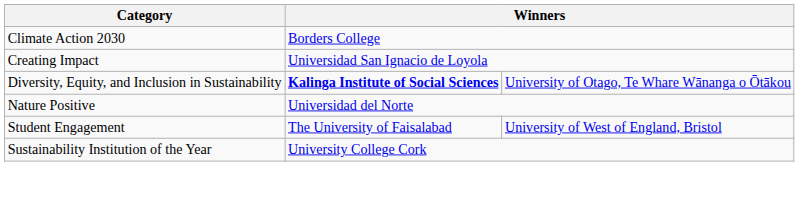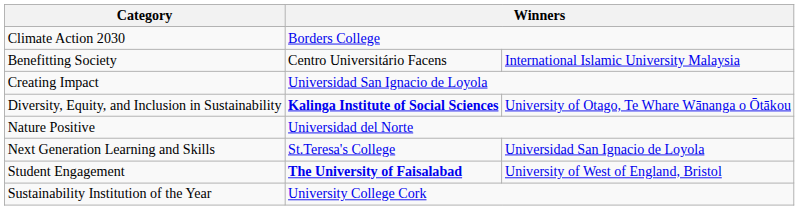+ row: (62, 60)
+ row: (111, 149)
(370, 127) normal -> (375, 171) bold
